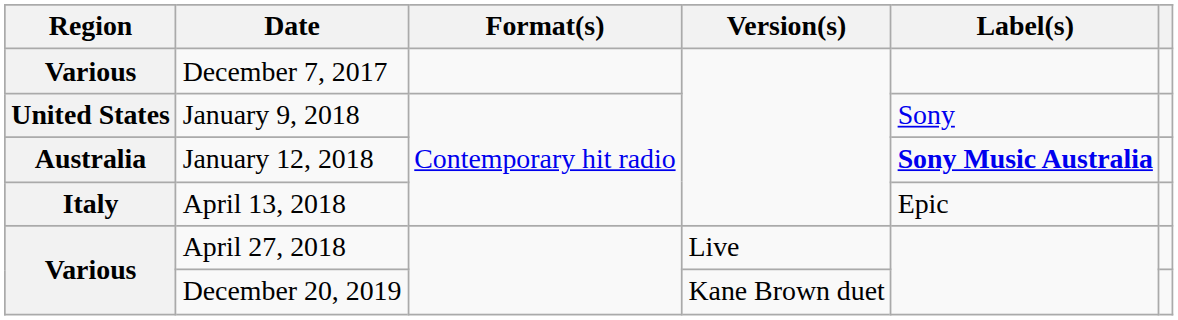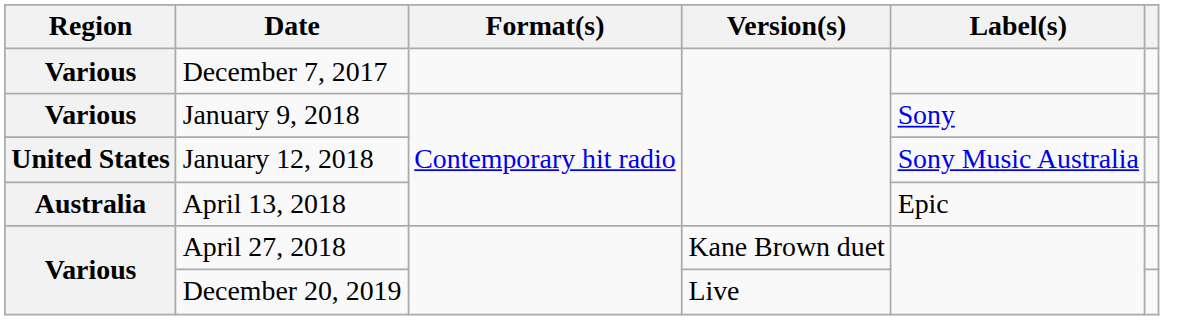(91, 114) United States -> (91, 114) Various
(91, 159) Australia -> (91, 159) United States
(1025, 159) bold -> (1018, 159) normal
(91, 203) Italy -> (91, 203) Australia
(714, 247) Live -> (787, 247) Kane Brown duet
(787, 291) Kane Brown duet -> (714, 291) Live
